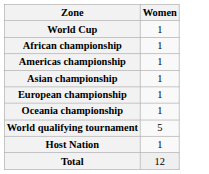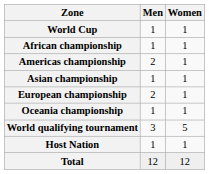+ column: (153, 12)
